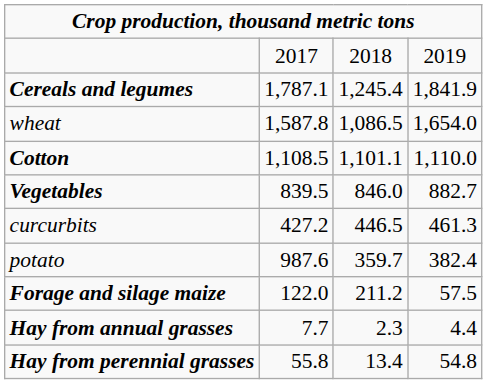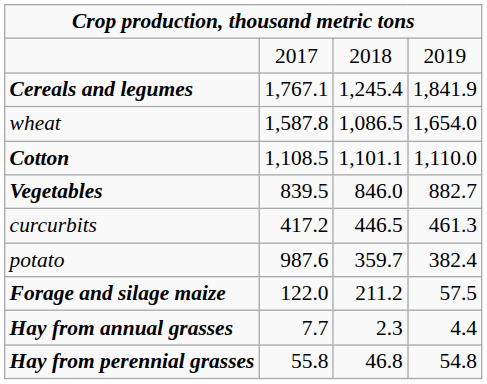(296, 89) 1,787.1 -> (296, 89) 1,767.1
(304, 225) 427.2 -> (304, 225) 417.2
(384, 361) 13.4 -> (384, 361) 46.8
